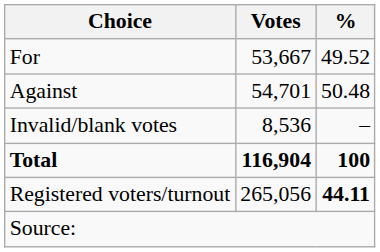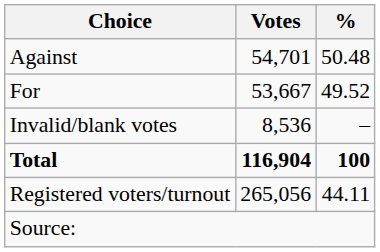rows swapped: (25, 56) <-> (44, 90)
(346, 194) bold -> (346, 194) normal
